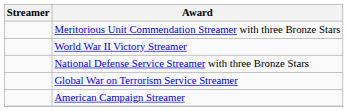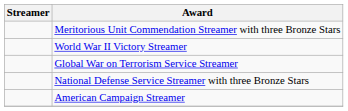rows swapped: (182, 64) <-> (146, 81)
